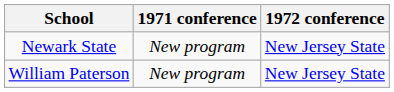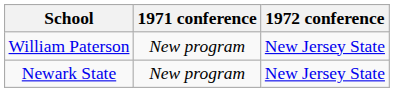rows swapped: (69, 45) <-> (69, 73)
